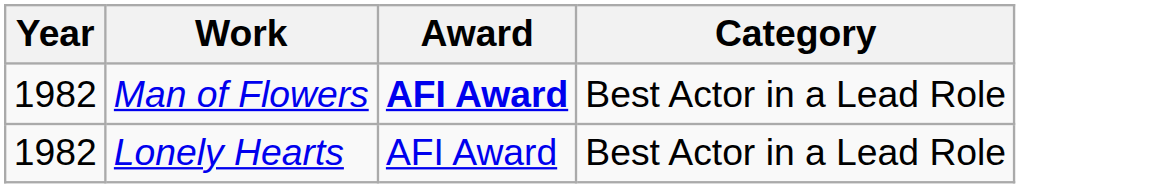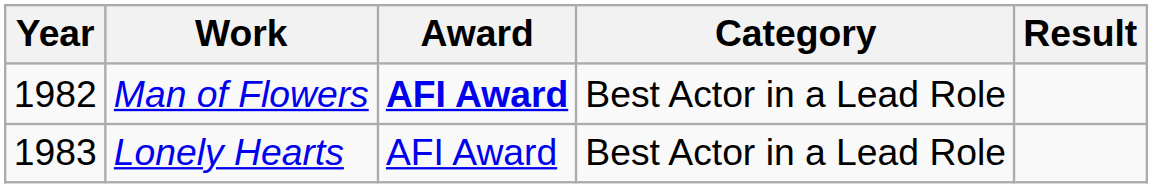+ column: (1080, 34)
(55, 152) 1982 -> (55, 152) 1983
